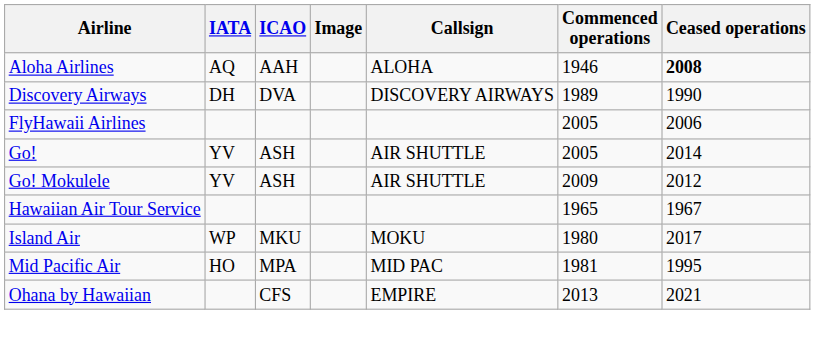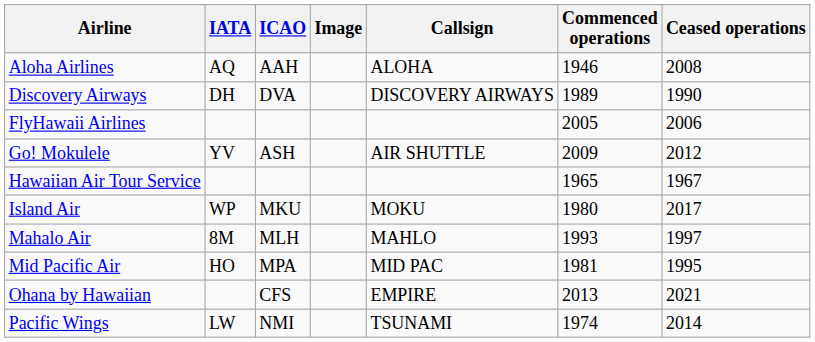(684, 67) bold -> (684, 67) normal
- row: (23, 152)
+ row: (50, 237)
+ row: (59, 323)
